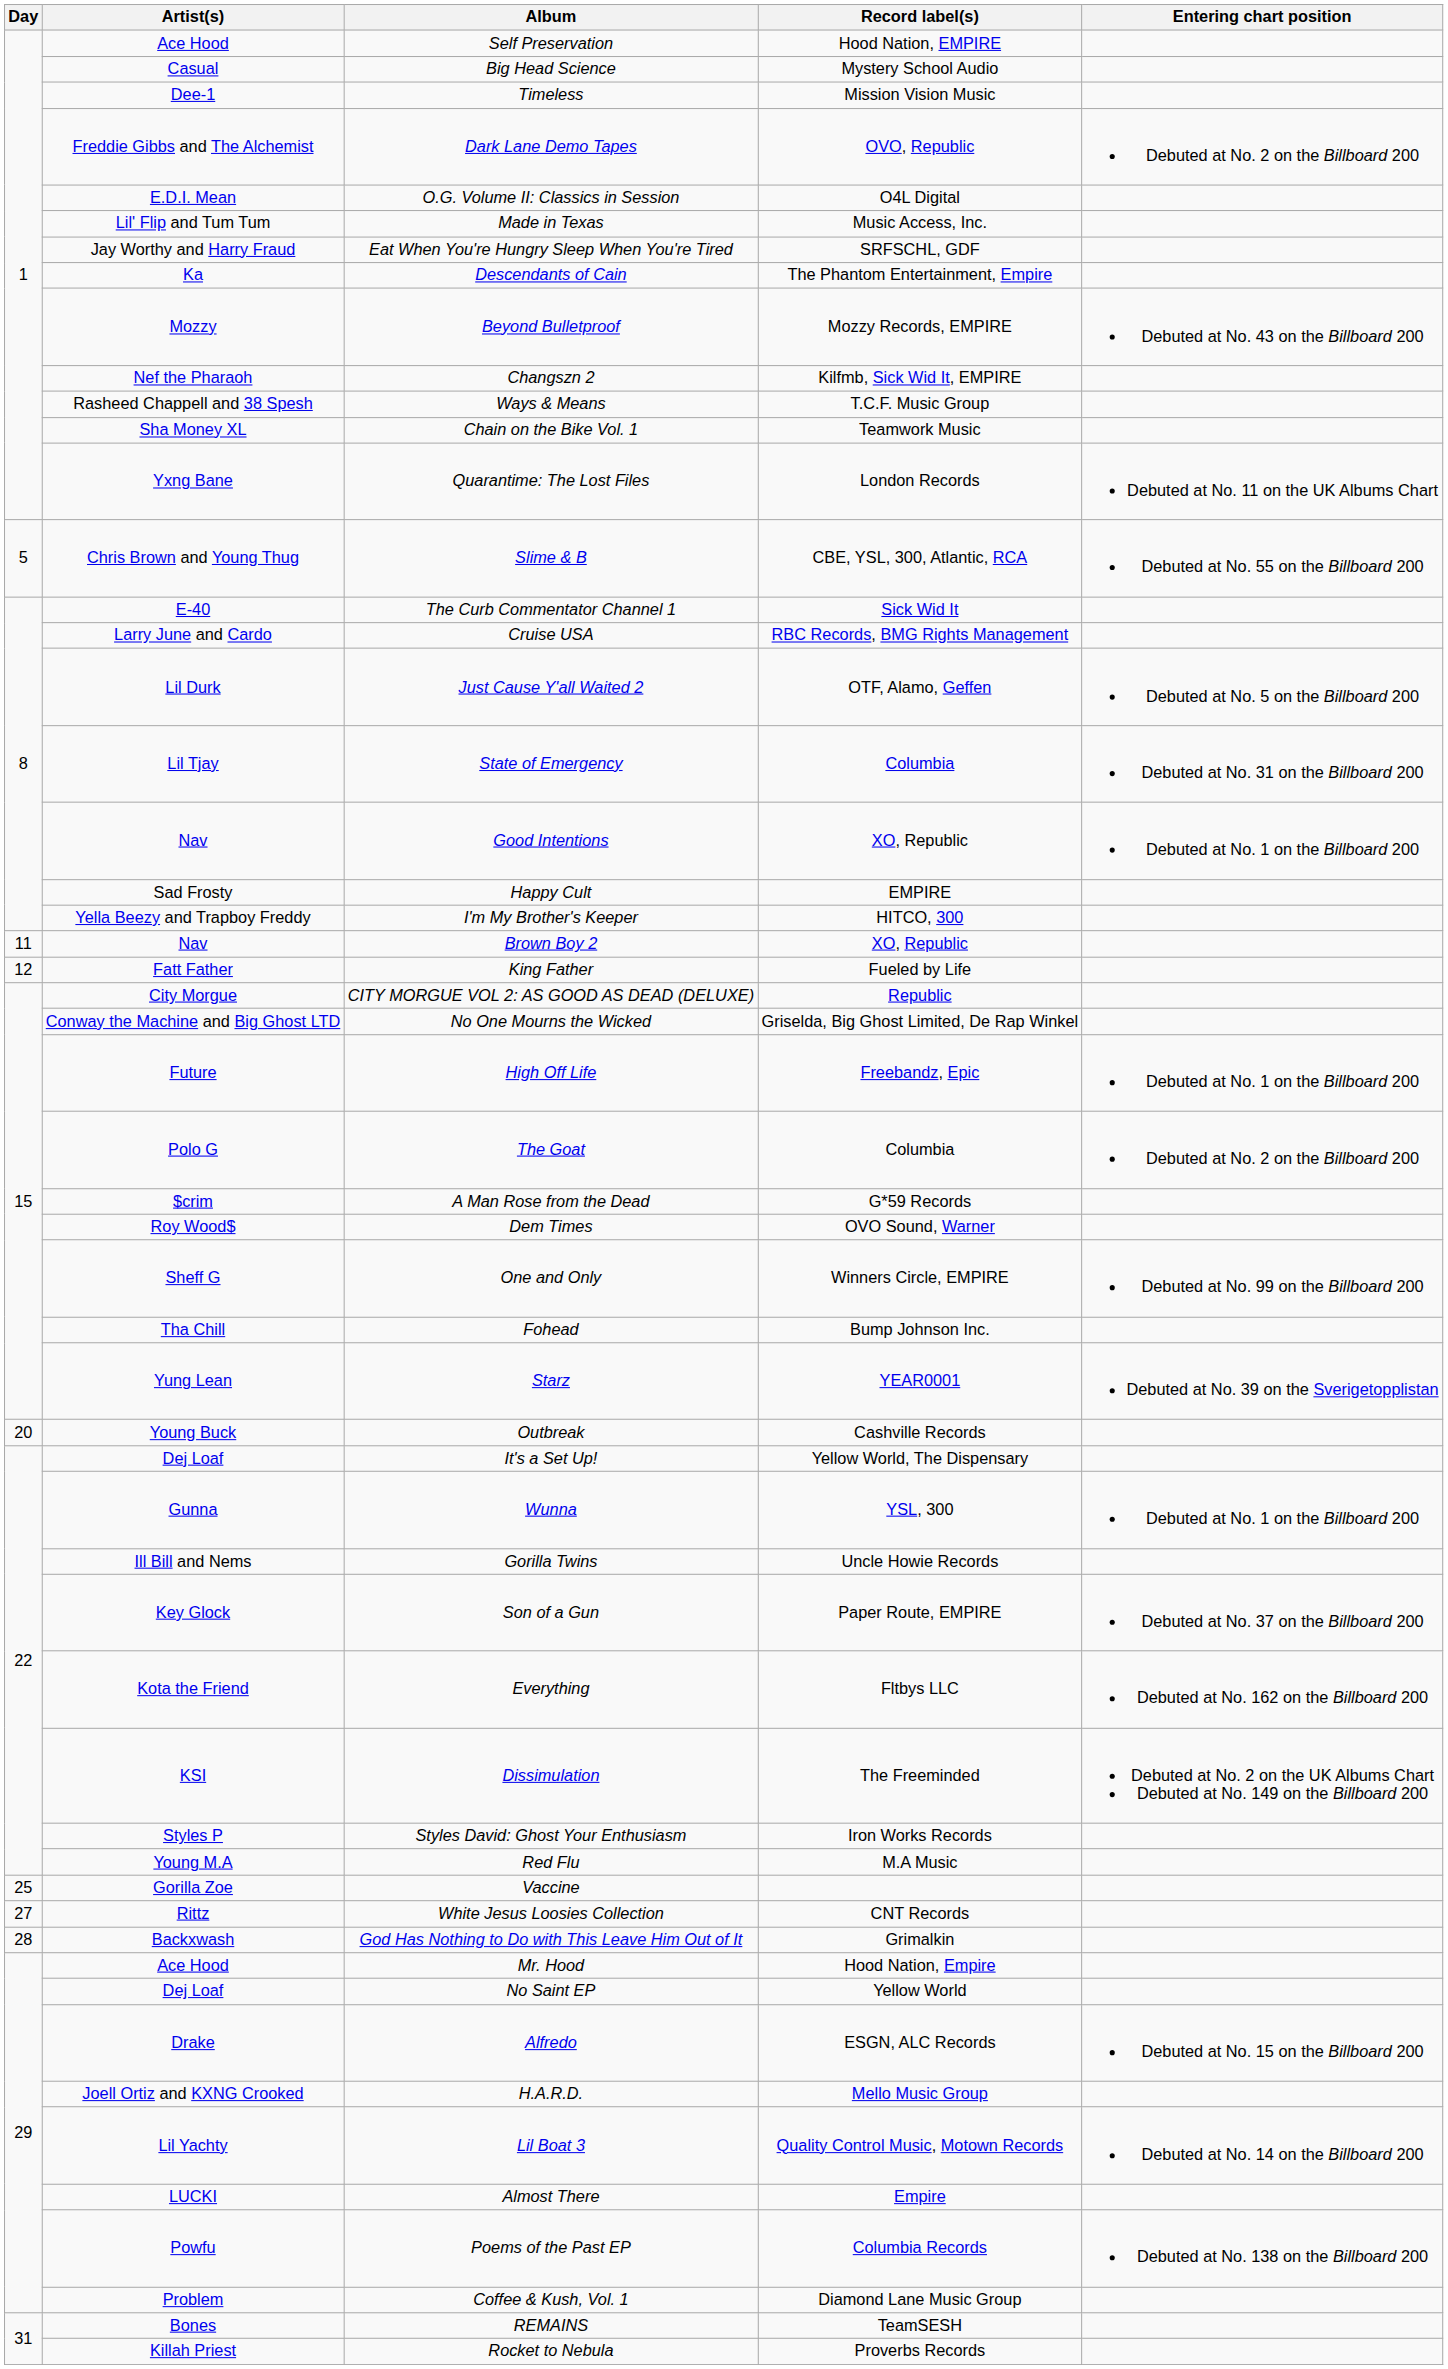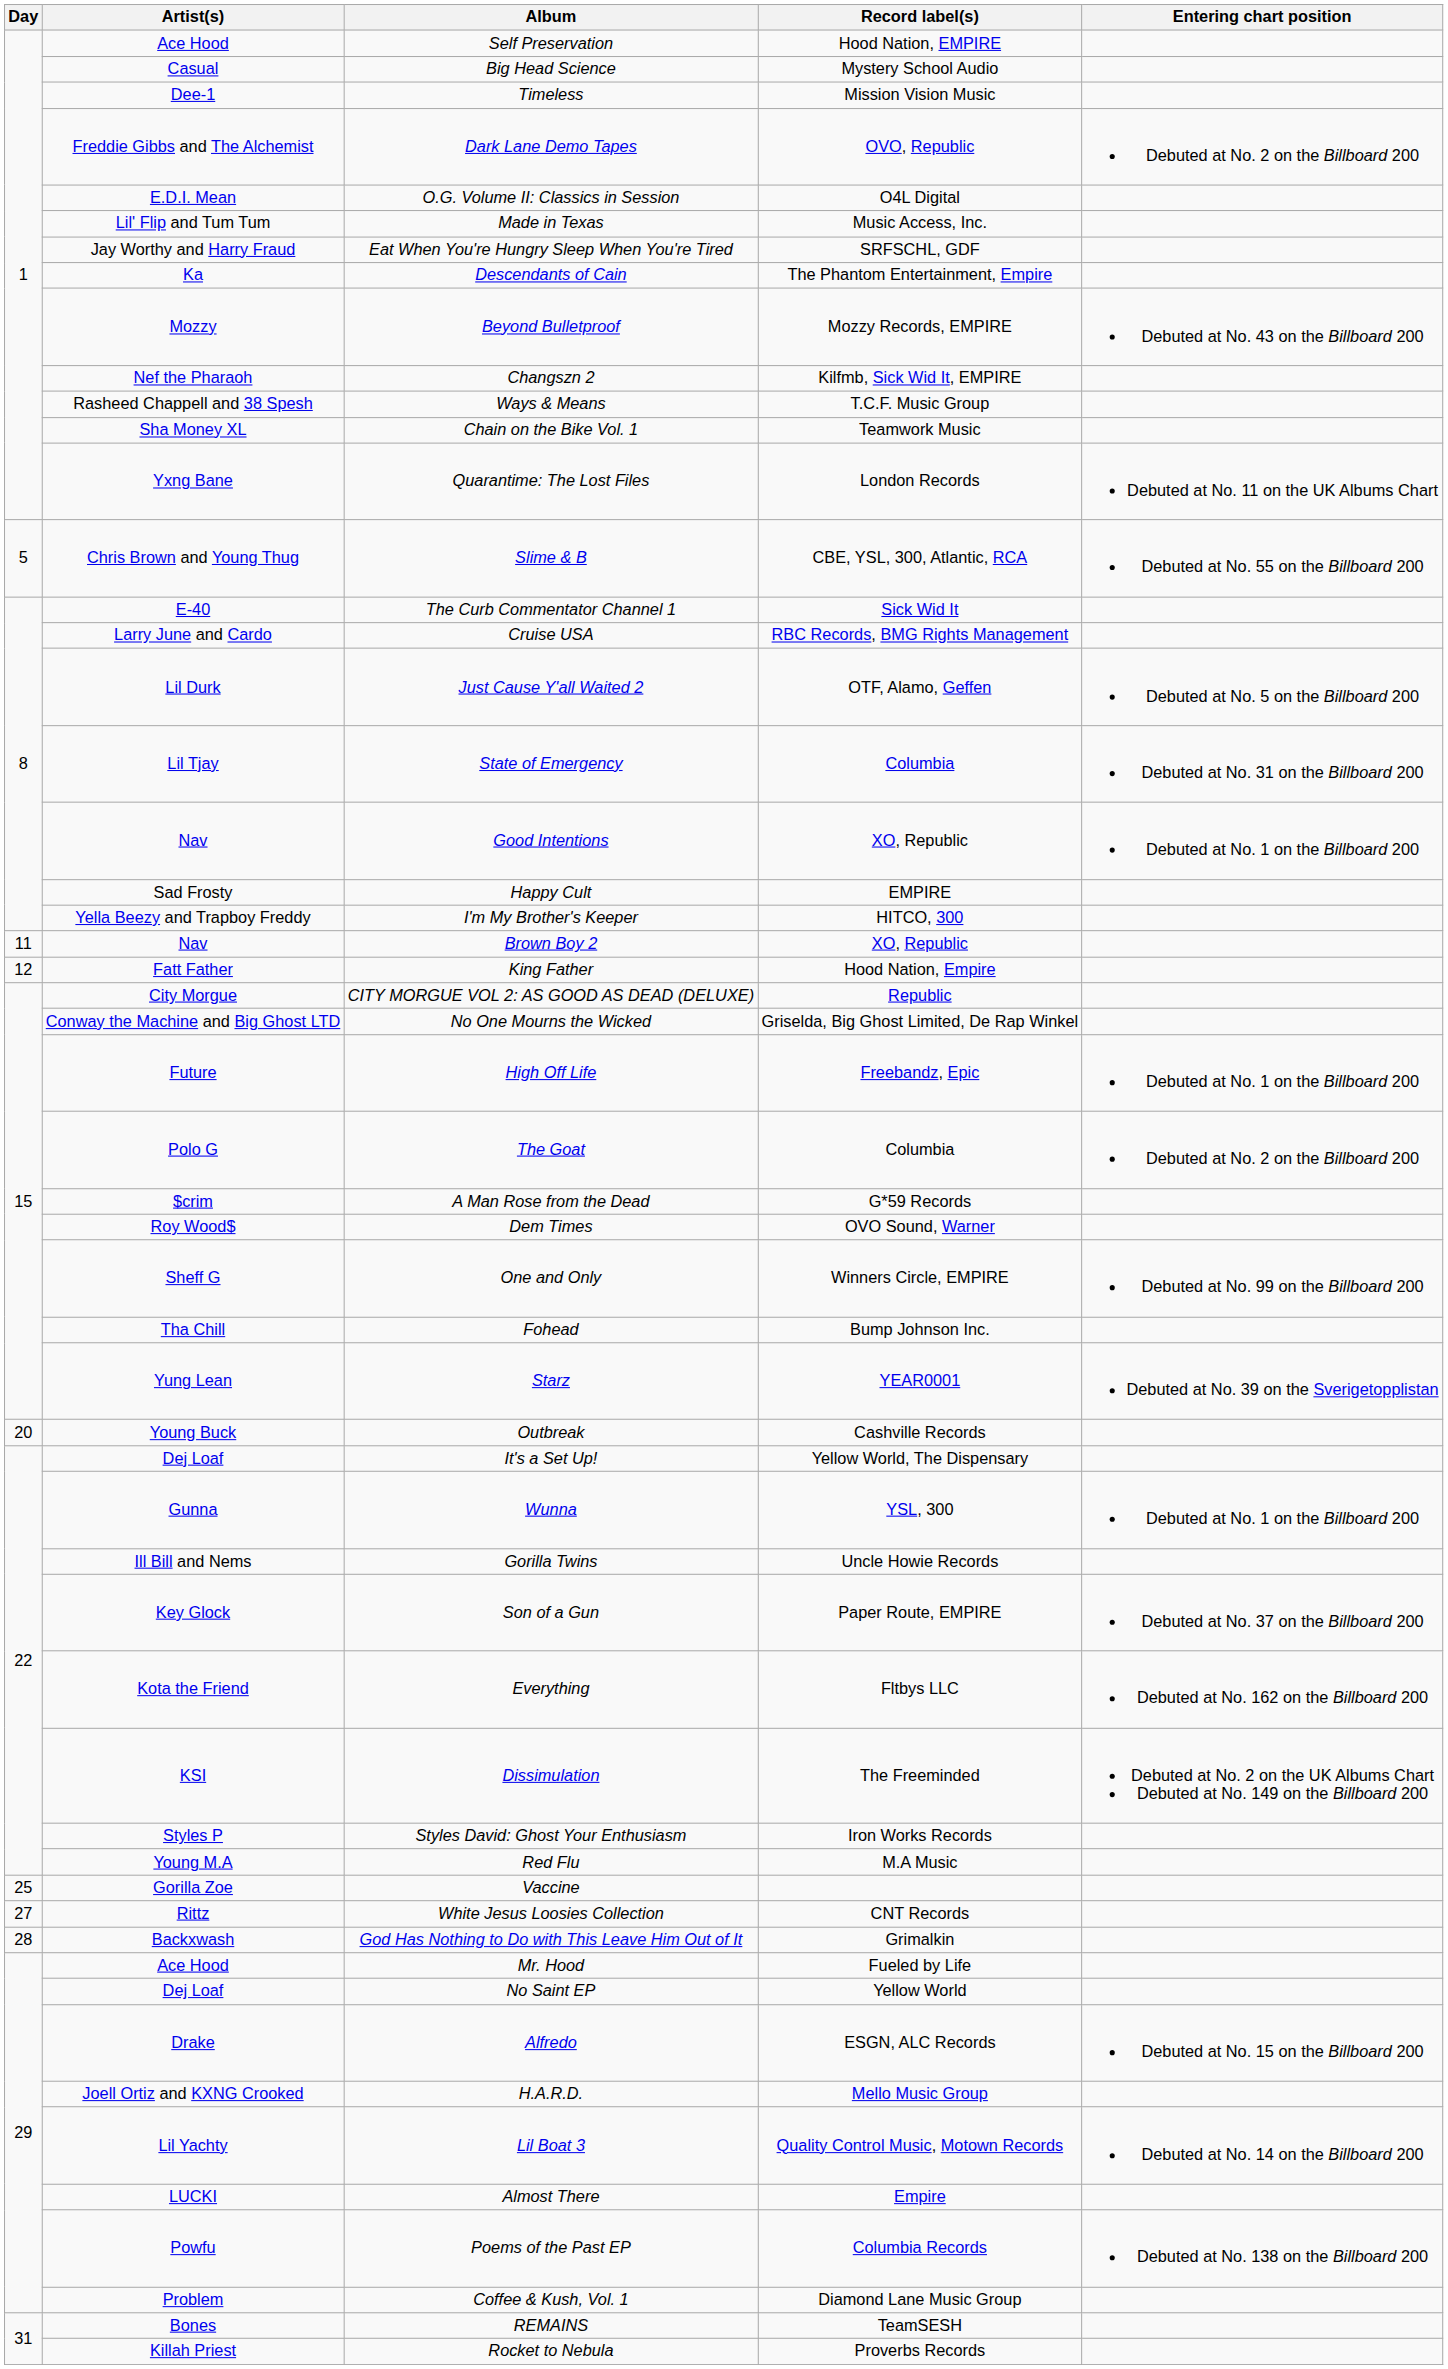(920, 969) Fueled by Life -> (920, 969) Hood Nation, Empire
(920, 1965) Hood Nation, Empire -> (920, 1965) Fueled by Life
